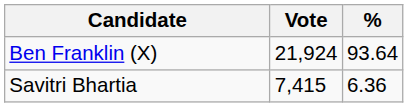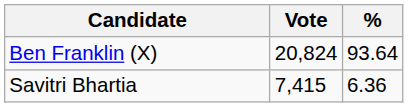(306, 53) 21,924 -> (306, 53) 20,824
